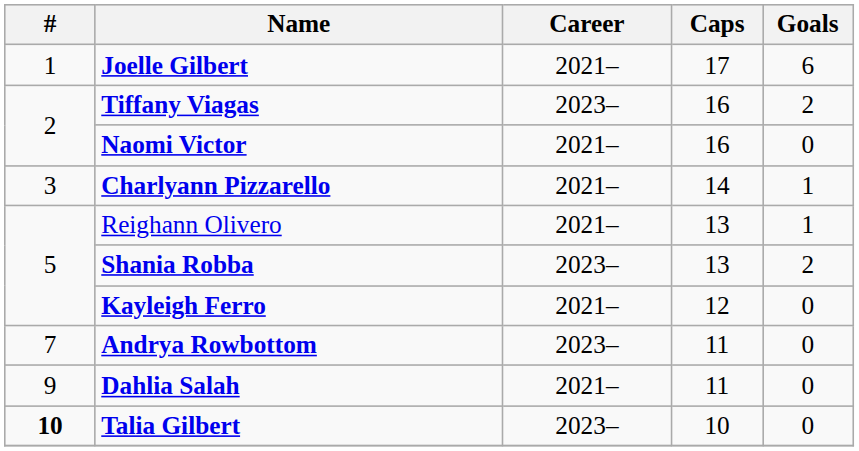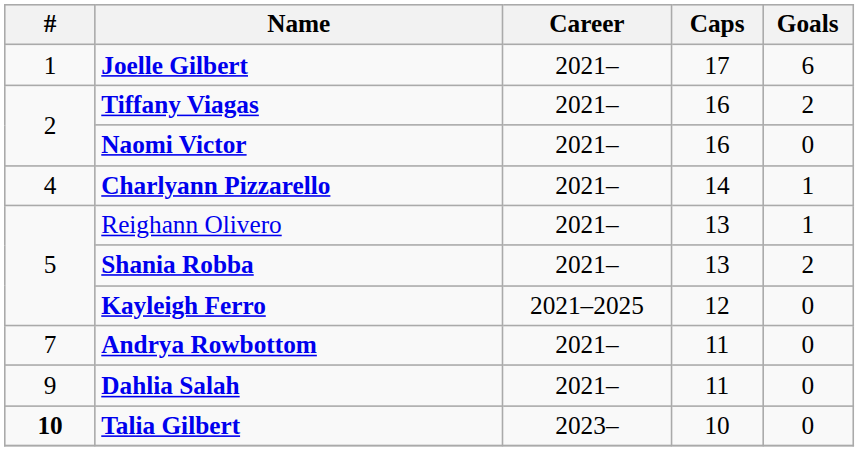(587, 104) 2023– -> (587, 104) 2021–
(50, 184) 3 -> (50, 184) 4
(587, 265) 2023– -> (587, 265) 2021–
(587, 305) 2021– -> (587, 305) 2021–2025
(587, 345) 2023– -> (587, 345) 2021–
